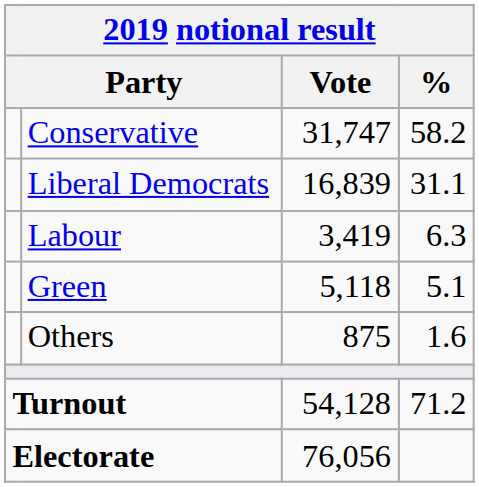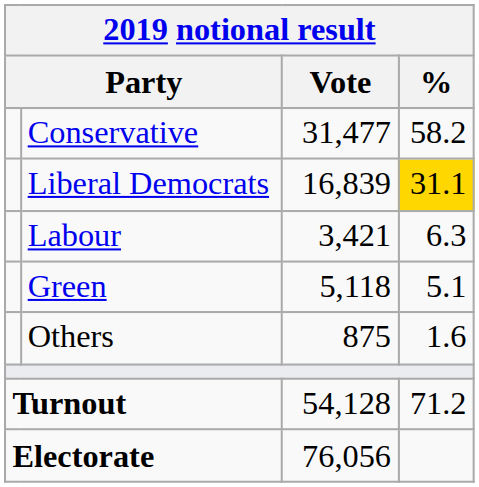(347, 132) 31,747 -> (347, 132) 31,477
(438, 183) no background -> (438, 183) gold background
(355, 235) 3,419 -> (355, 235) 3,421
